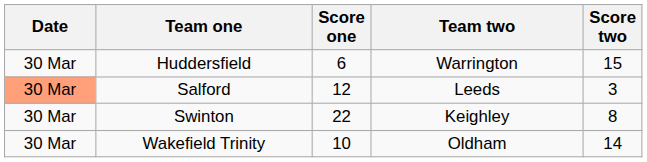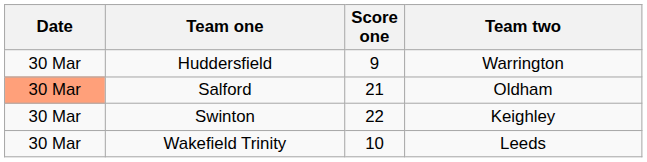- column: (613, 27)
(341, 63) 6 -> (375, 63) 9
(341, 90) 12 -> (375, 90) 21
(477, 90) Leeds -> (523, 90) Oldham
(477, 143) Oldham -> (523, 143) Leeds
